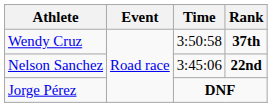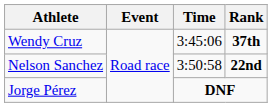(199, 41) 3:50:58 -> (199, 41) 3:45:06
(199, 66) 3:45:06 -> (199, 66) 3:50:58
